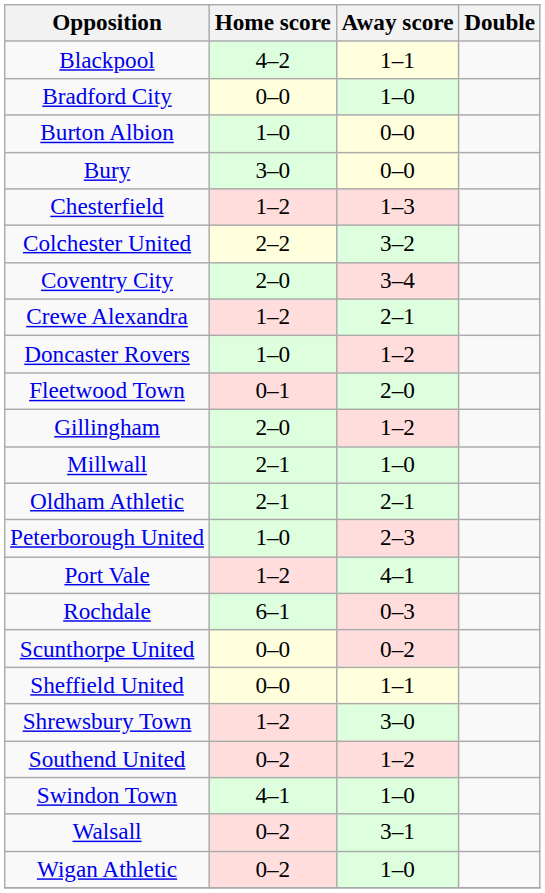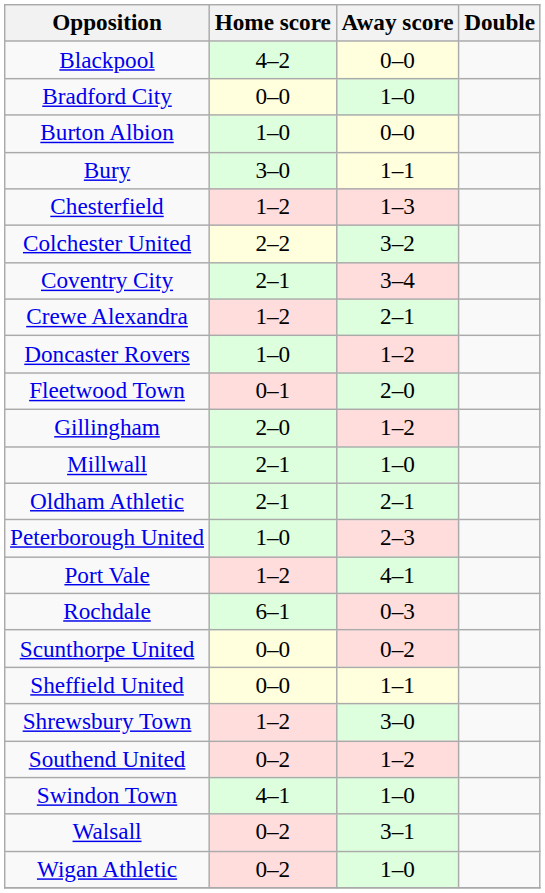(398, 59) 1–1 -> (398, 59) 0–0
(398, 170) 0–0 -> (398, 170) 1–1
(273, 280) 2–0 -> (273, 280) 2–1
